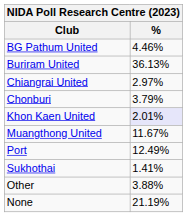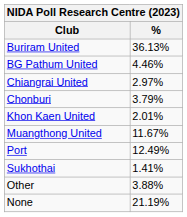rows swapped: (52, 47) <-> (43, 64)
(148, 116) lavender background -> (148, 116) no background
